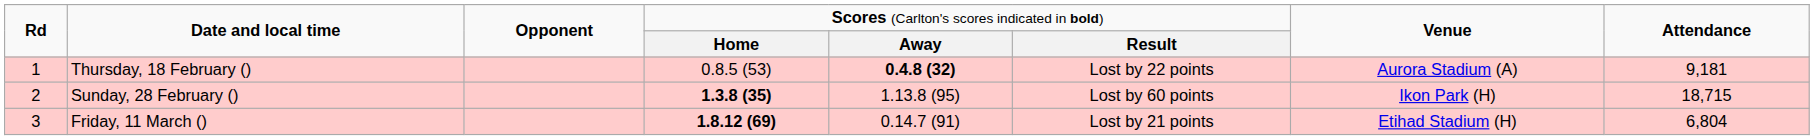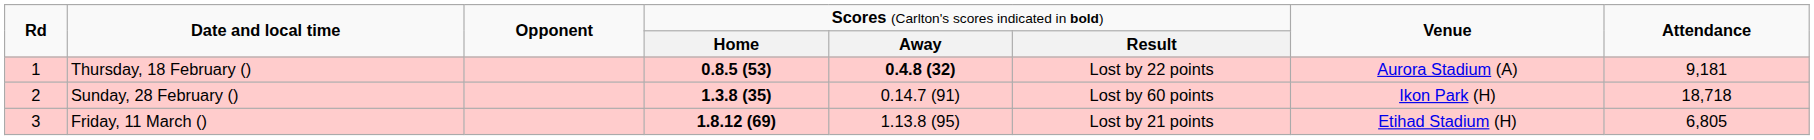(736, 70) normal -> (736, 70) bold
(920, 96) 1.13.8 (95) -> (920, 96) 0.14.7 (91)
(1707, 96) 18,715 -> (1707, 96) 18,718
(920, 122) 0.14.7 (91) -> (920, 122) 1.13.8 (95)
(1707, 122) 6,804 -> (1707, 122) 6,805
